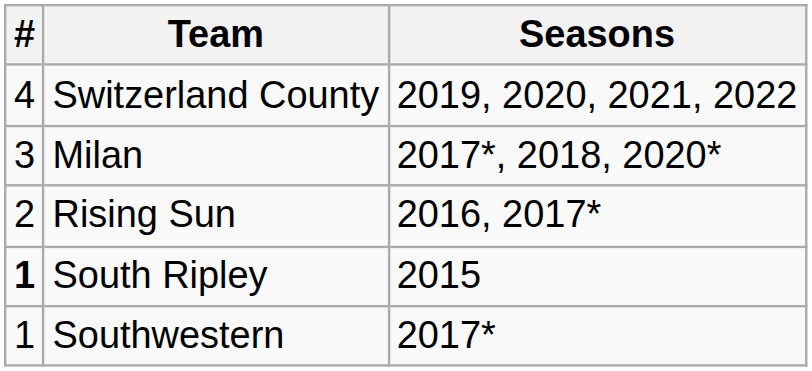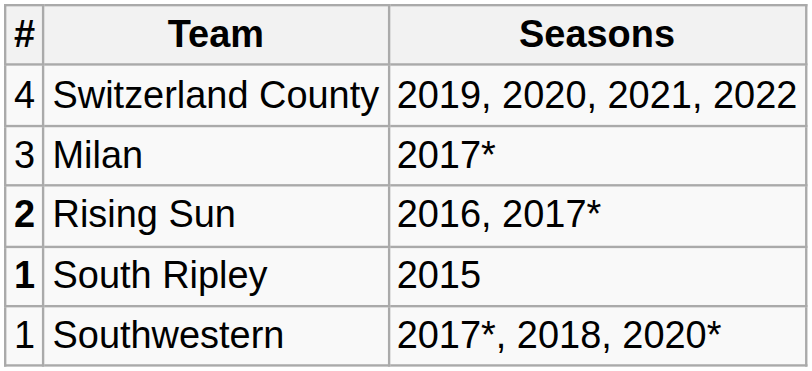(559, 154) 2017*, 2018, 2020* -> (446, 154) 2017*
(24, 214) normal -> (24, 214) bold
(446, 335) 2017* -> (559, 335) 2017*, 2018, 2020*
